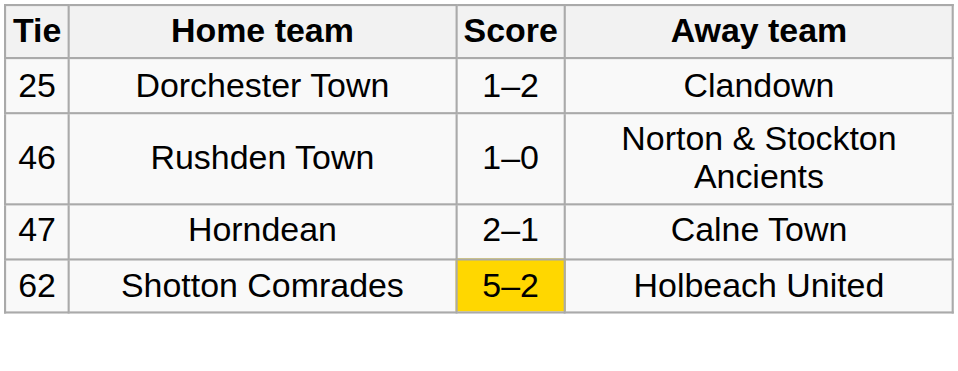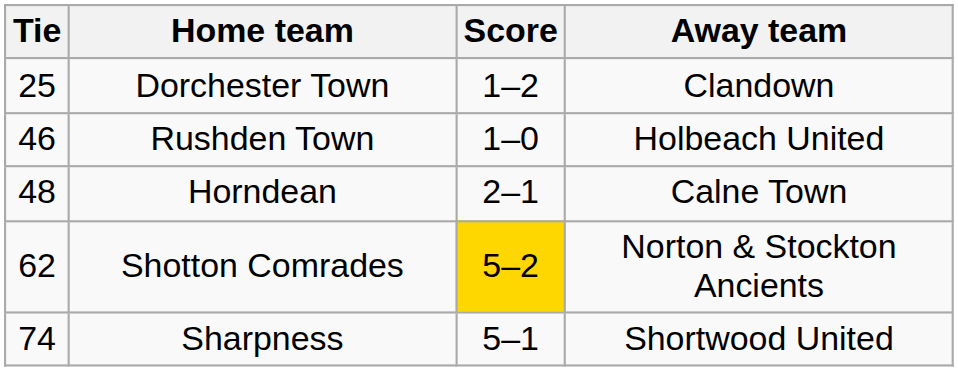(759, 158) Norton & Stockton Ancients -> (759, 138) Holbeach United
(37, 230) 47 -> (37, 192) 48
(759, 284) Holbeach United -> (759, 265) Norton & Stockton Ancients
+ row: (262, 338)
